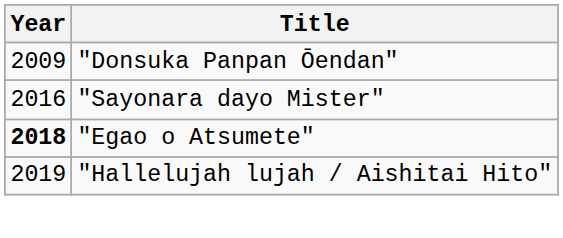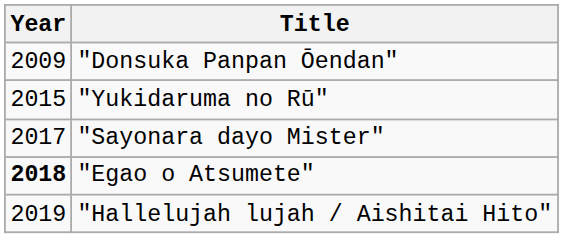+ row: (203, 100)
(38, 100) 2016 -> (38, 138) 2017
